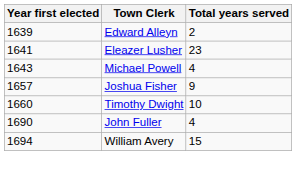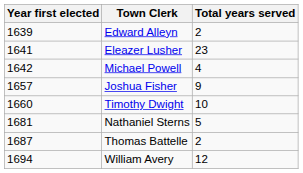(20, 68) 1643 -> (20, 68) 1642
+ row: (147, 123)
+ row: (146, 141)
- row: (133, 123)
(195, 141) 15 -> (201, 159) 12
